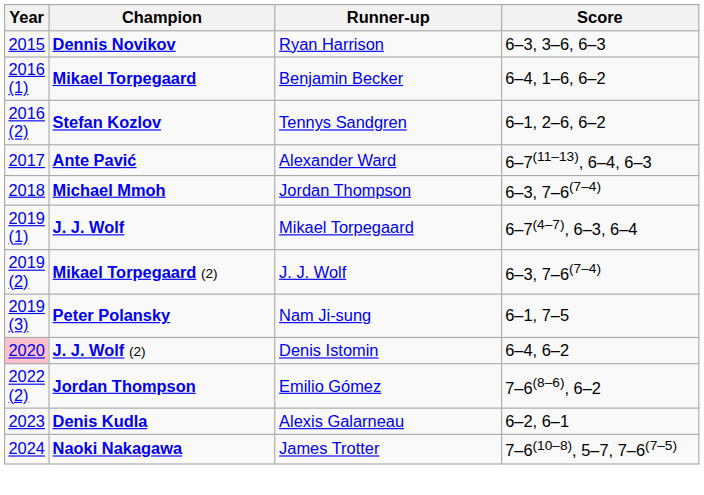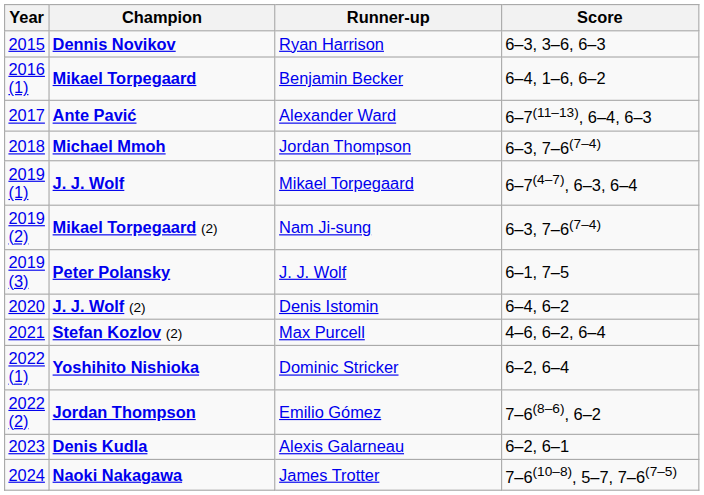- row: (107, 123)
(313, 272) J. J. Wolf -> (325, 228) Nam Ji-sung
(325, 316) Nam Ji-sung -> (313, 272) J. J. Wolf
(27, 351) pink background -> (27, 307) no background
+ row: (117, 333)
+ row: (126, 368)
